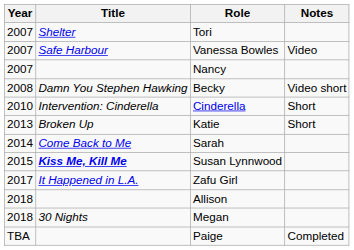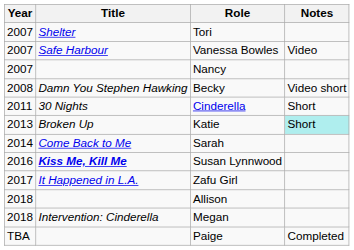(20, 106) 2010 -> (20, 106) 2011
(98, 106) Intervention: Cinderella -> (63, 106) 30 Nights
(301, 124) no background -> (301, 124) paleturquoise background
(20, 161) 2015 -> (20, 161) 2016
(63, 217) 30 Nights -> (98, 217) Intervention: Cinderella
